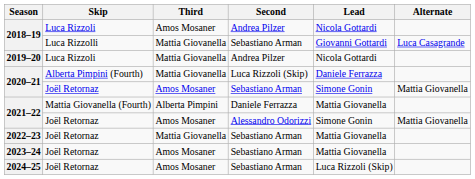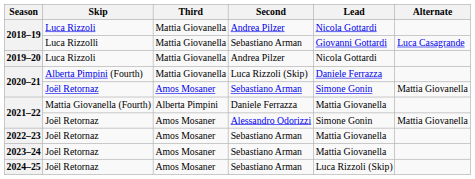(185, 27) Amos Mosaner -> (191, 27) Mattia Giovanella
(191, 136) Mattia Giovanella -> (185, 136) Amos Mosaner
